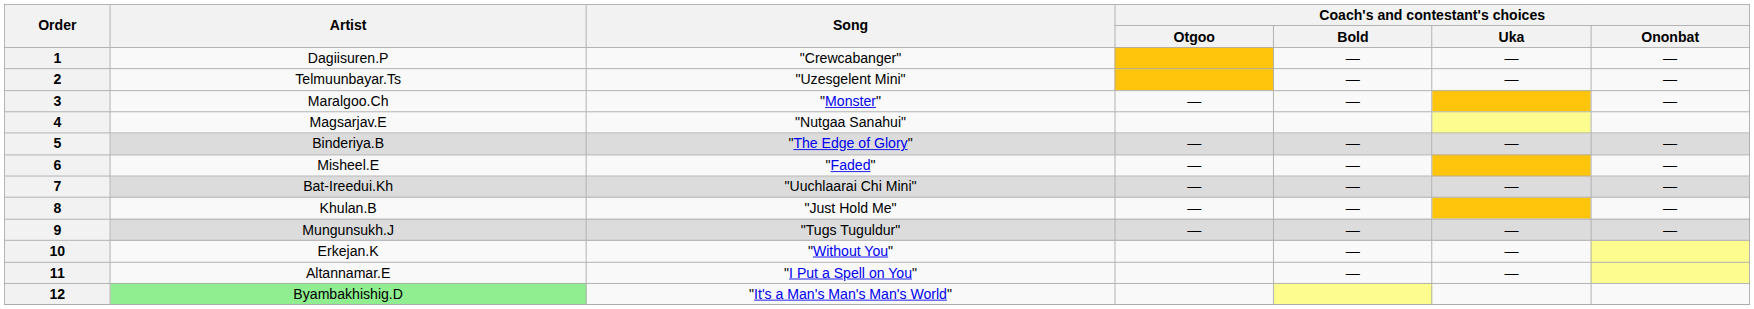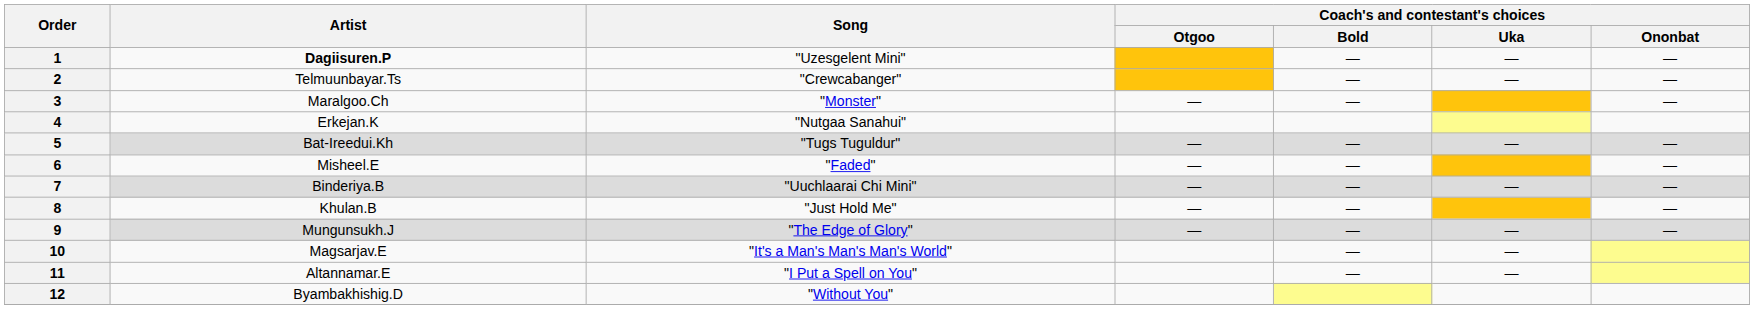(348, 58) normal -> (348, 58) bold
(851, 58) "Crewcabanger" -> (851, 58) "Uzesgelent Mini"
(851, 80) "Uzesgelent Mini" -> (851, 80) "Crewcabanger"
(348, 122) Magsarjav.E -> (348, 122) Erkejan.K
(348, 144) Binderiya.B -> (348, 144) Bat-Ireedui.Kh
(851, 144) "The Edge of Glory" -> (851, 144) "Tugs Tuguldur"
(348, 187) Bat-Ireedui.Kh -> (348, 187) Binderiya.B
(851, 230) "Tugs Tuguldur" -> (851, 230) "The Edge of Glory"
(348, 251) Erkejan.K -> (348, 251) Magsarjav.E
(851, 251) "Without You" -> (851, 251) "It's a Man's Man's Man's World"
(348, 294) lightgreen background -> (348, 294) no background
(851, 294) "It's a Man's Man's Man's World" -> (851, 294) "Without You"
